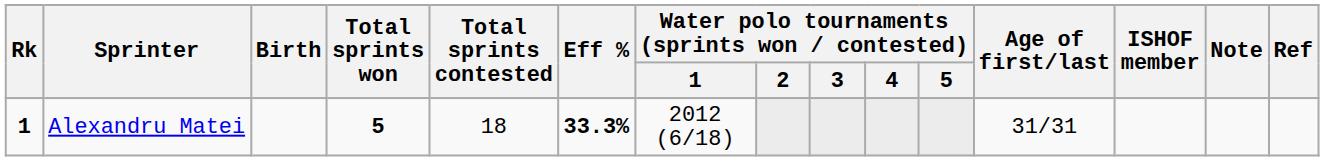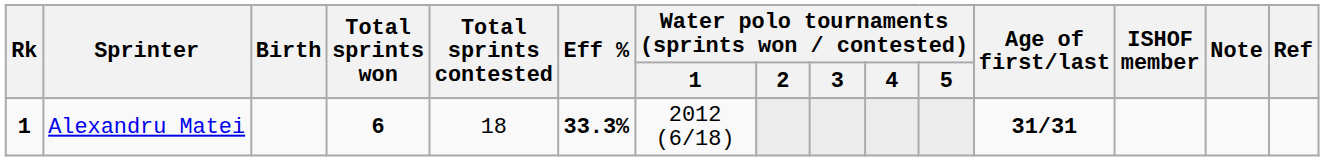(378, 127) 5 -> (378, 127) 6
(1044, 127) normal -> (1044, 127) bold
